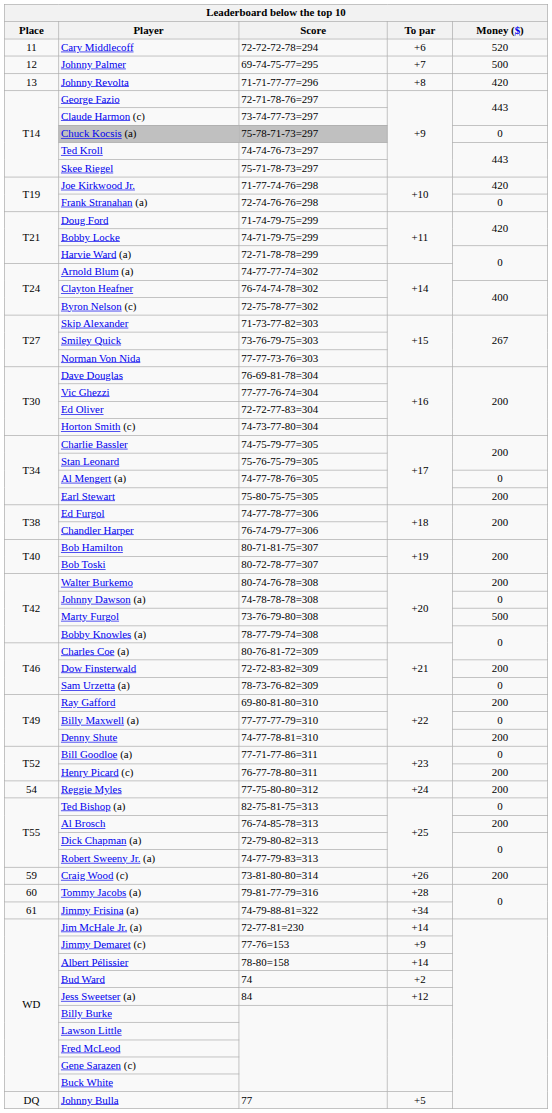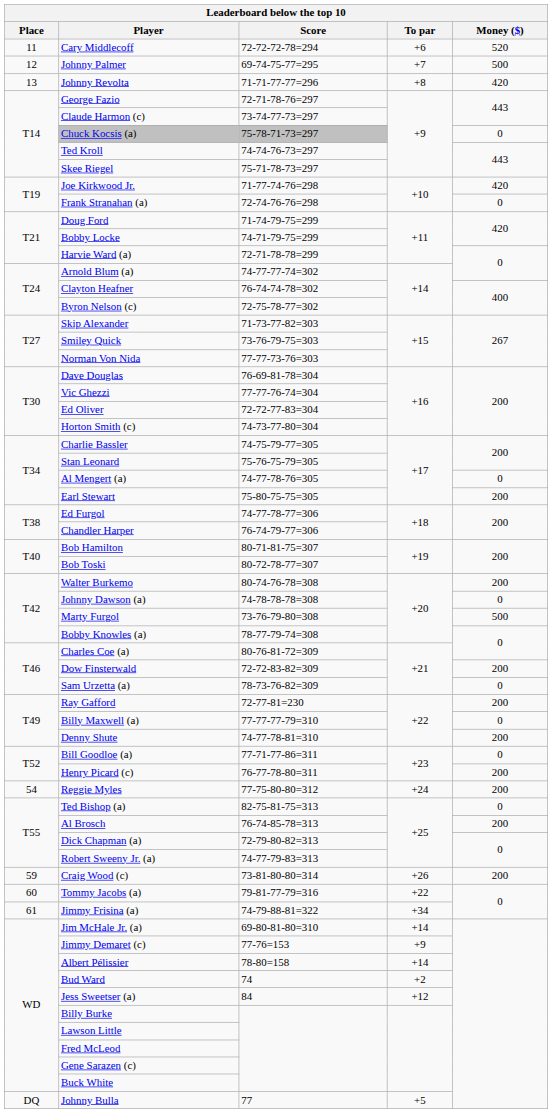(280, 703) 69-80-81-80=310 -> (272, 703) 72-77-81=230
(420, 893) +28 -> (420, 893) +22
(272, 927) 72-77-81=230 -> (280, 927) 69-80-81-80=310
